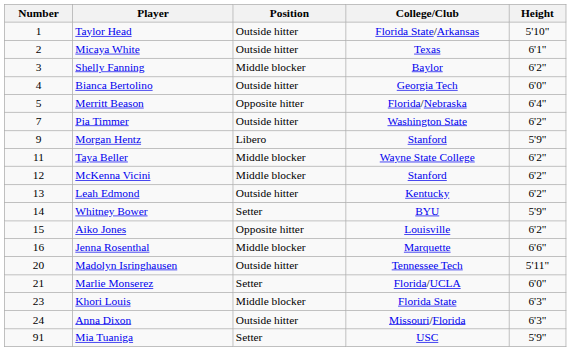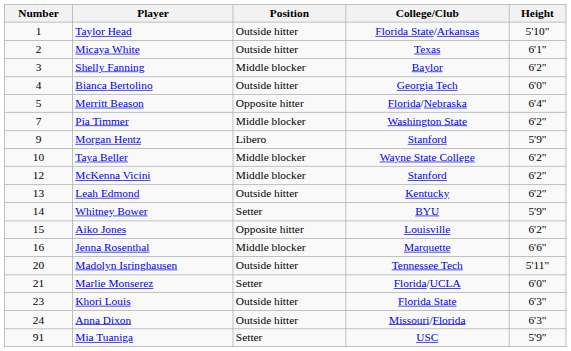(267, 121) Outside hitter -> (271, 121) Middle blocker
(39, 157) 11 -> (39, 157) 10
(271, 301) Middle blocker -> (267, 301) Outside hitter
